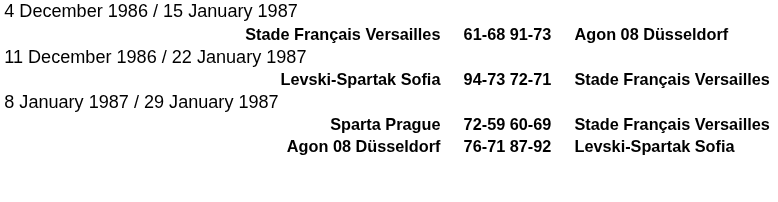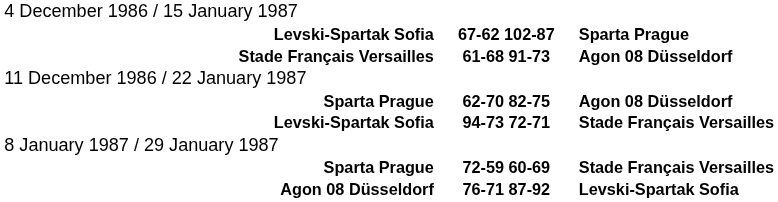+ row: (354, 34)
+ row: (379, 101)
